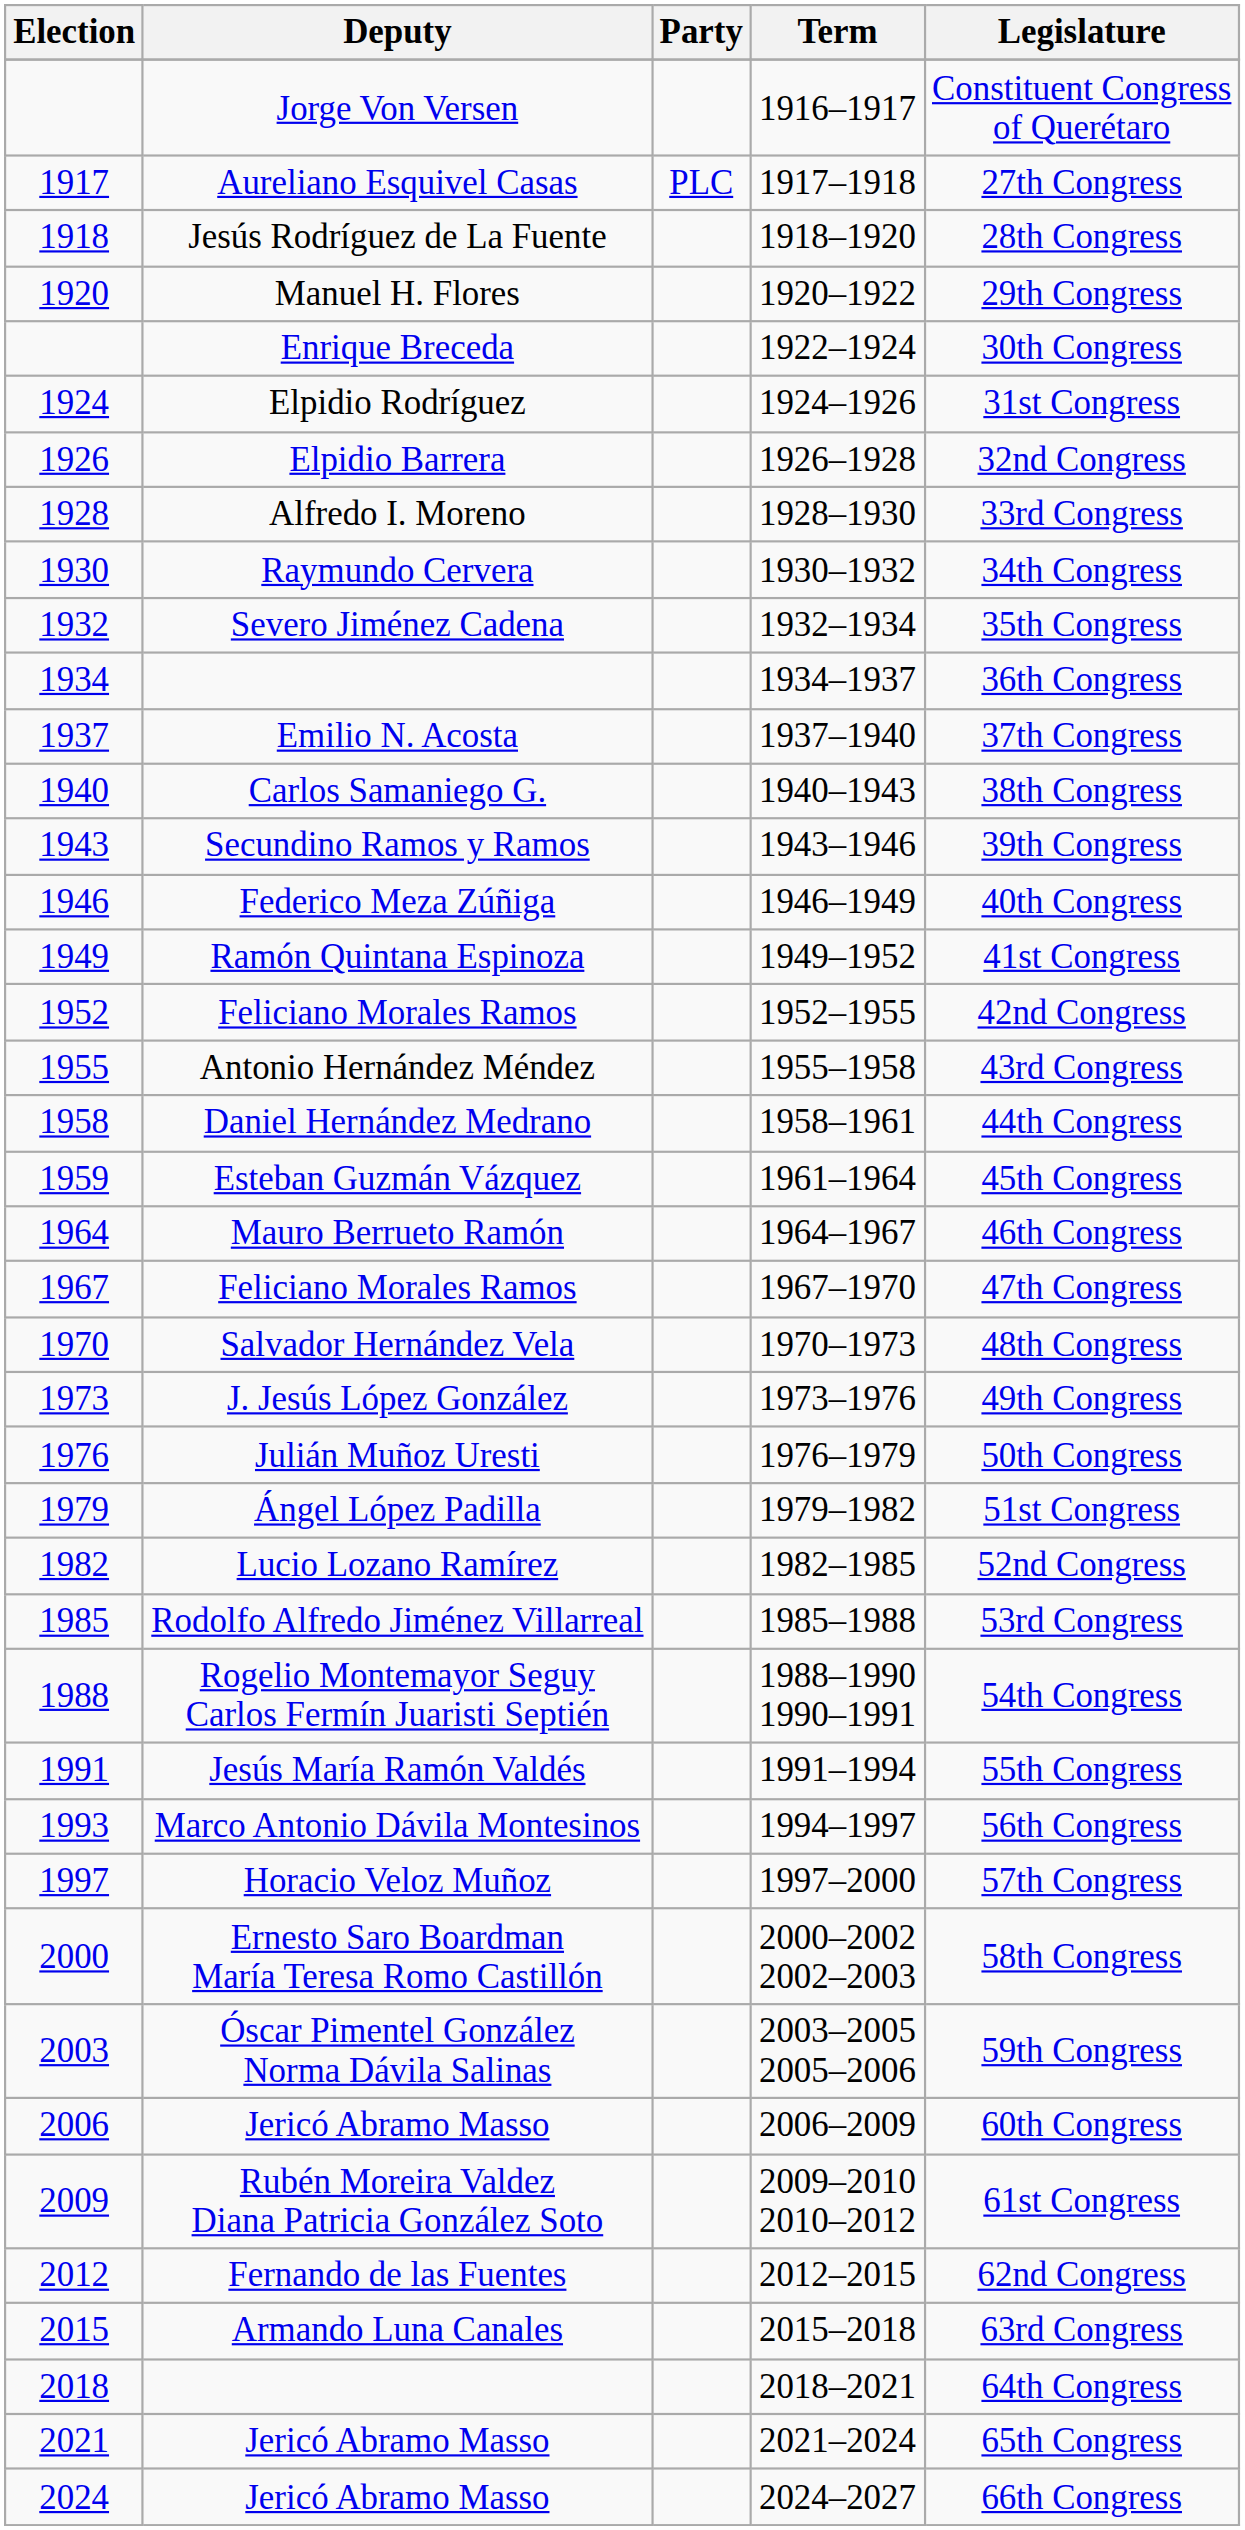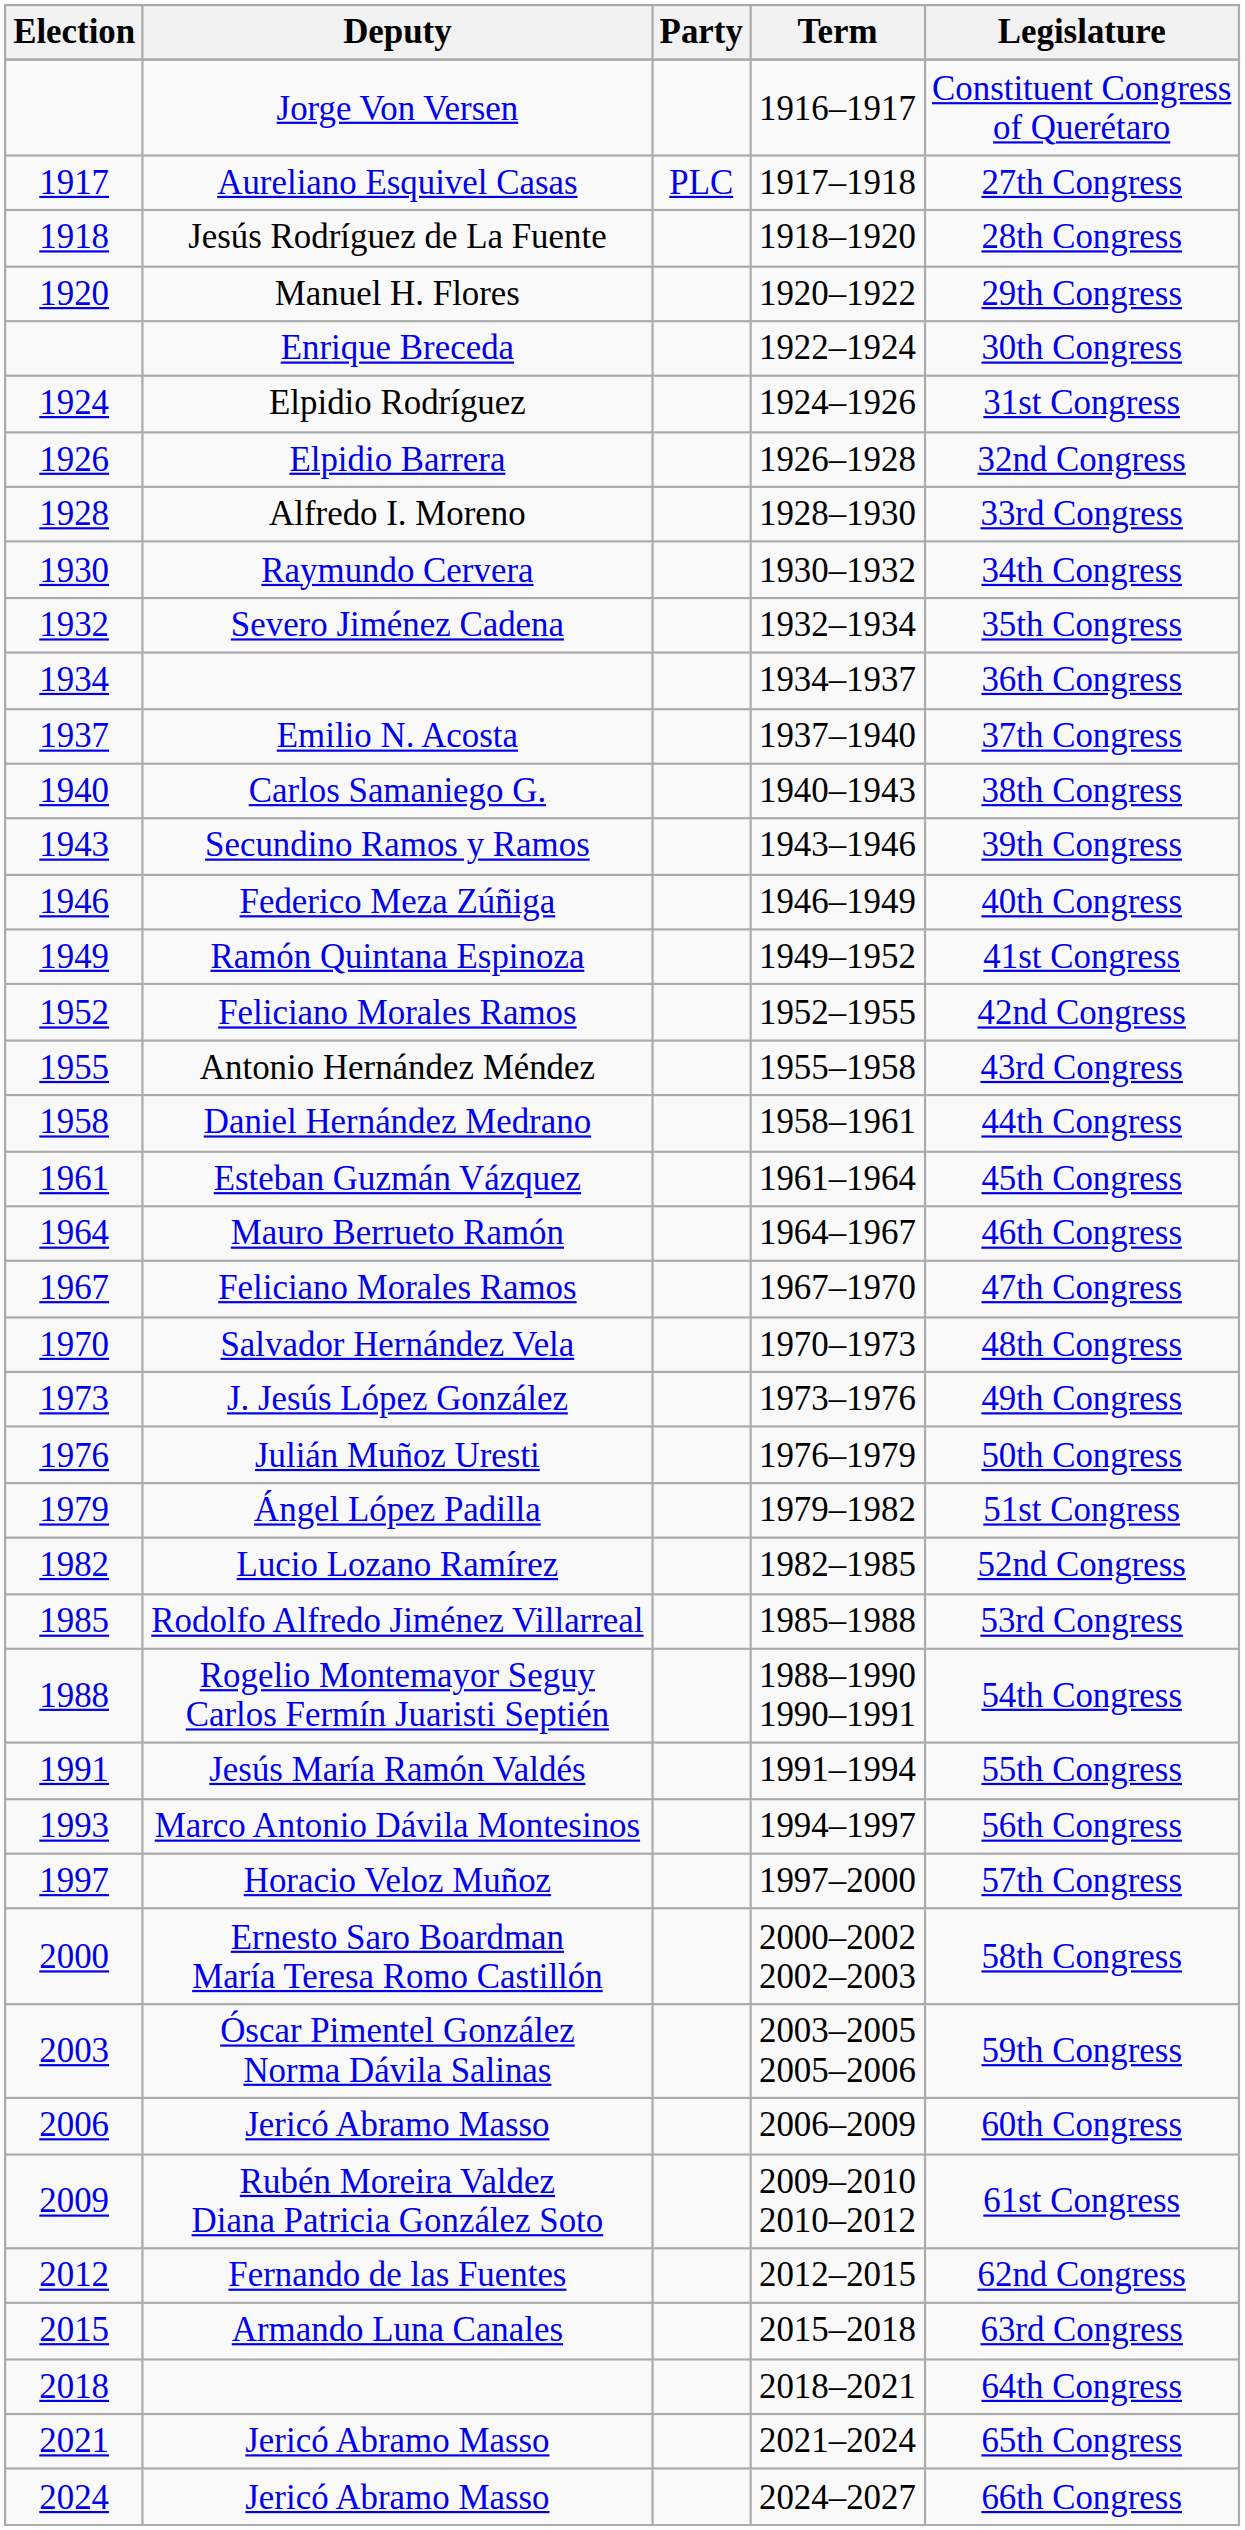(74, 1177) 1959 -> (74, 1177) 1961
